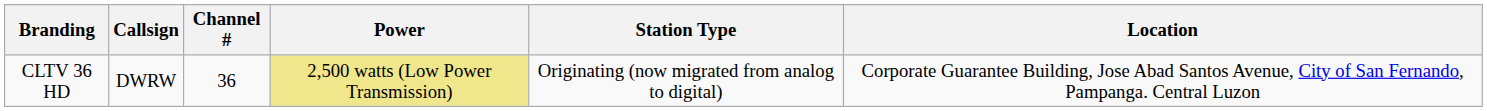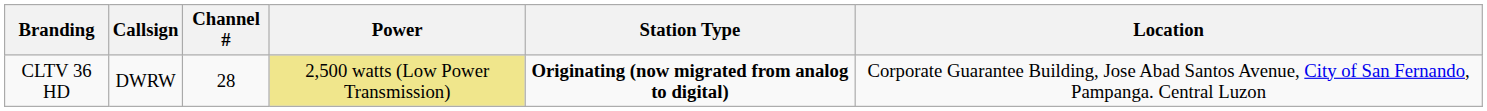(227, 80) 36 -> (226, 80) 28
(686, 80) normal -> (690, 80) bold
